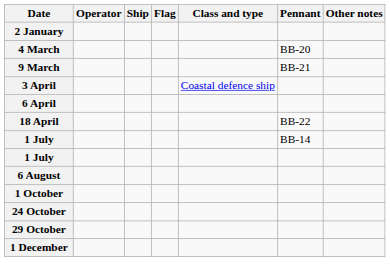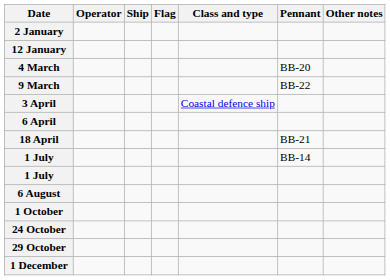+ row: (39, 49)
(295, 67) BB-21 -> (295, 85) BB-22
(295, 121) BB-22 -> (295, 139) BB-21
